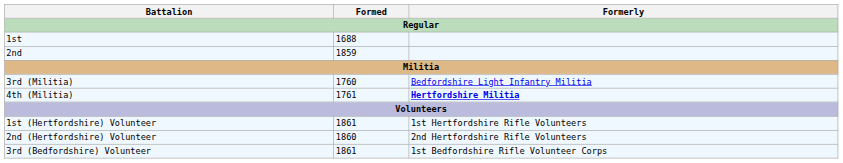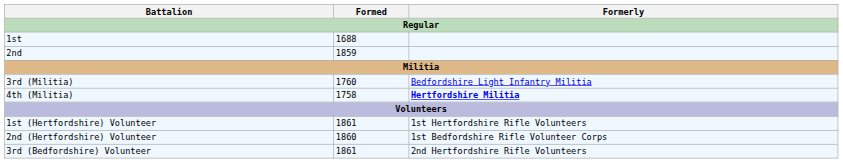(346, 95) 1761 -> (346, 95) 1758
(499, 137) 2nd Hertfordshire Rifle Volunteers -> (509, 137) 1st Bedfordshire Rifle Volunteer Corps
(509, 151) 1st Bedfordshire Rifle Volunteer Corps -> (499, 151) 2nd Hertfordshire Rifle Volunteers
